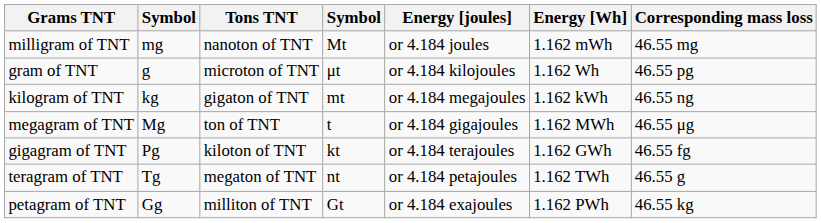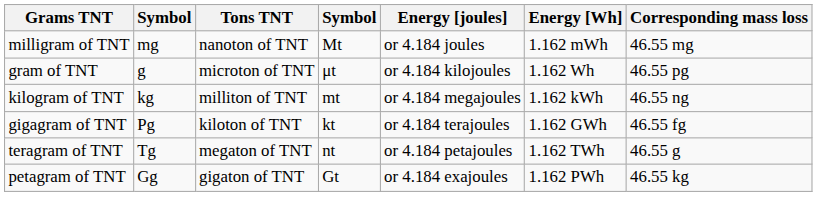(256, 97) gigaton of TNT -> (253, 97) milliton of TNT
- row: (71, 124)
(258, 204) milliton of TNT -> (252, 177) gigaton of TNT
